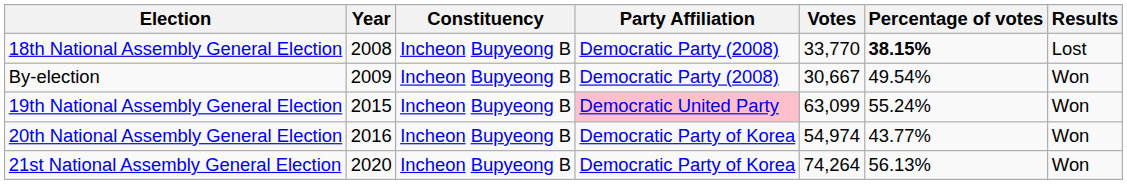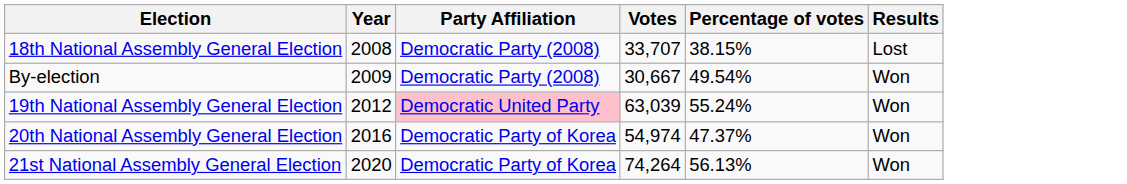- column: (486, 19)
(832, 48) 33,770 -> (653, 48) 33,707
(900, 48) bold -> (720, 48) normal
(371, 106) 2015 -> (371, 106) 2012
(832, 106) 63,099 -> (653, 106) 63,039
(900, 135) 43.77% -> (720, 135) 47.37%
